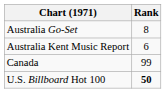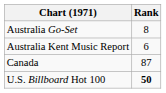(146, 63) 99 -> (146, 63) 87
